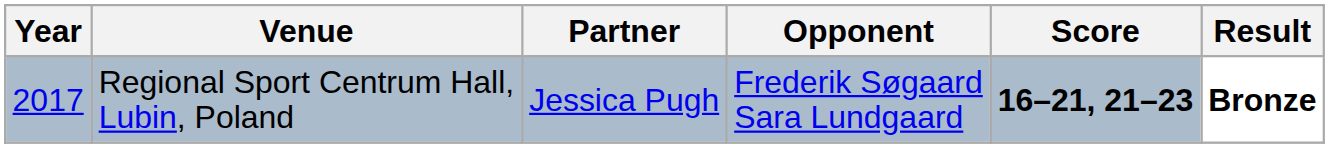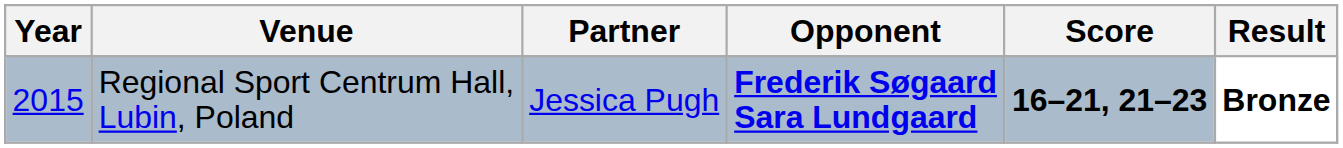(48, 99) 2017 -> (48, 99) 2015
(858, 99) normal -> (866, 99) bold
